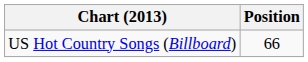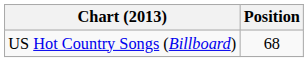(272, 43) 66 -> (272, 43) 68
